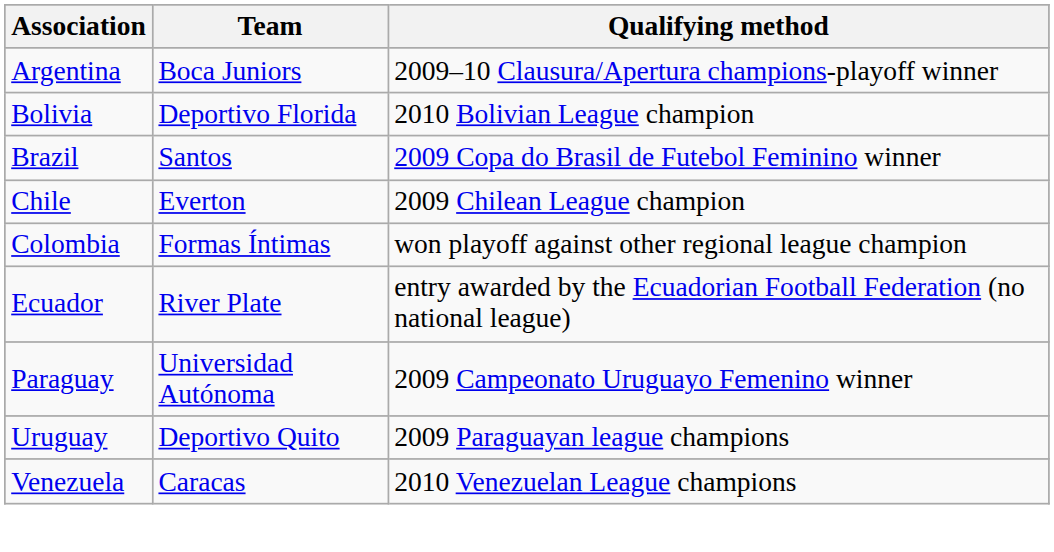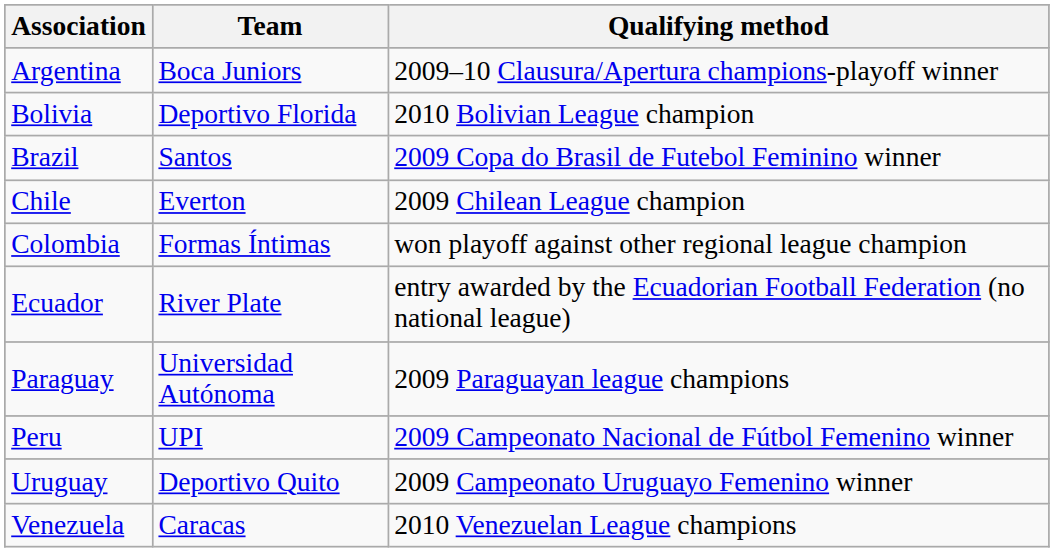(653, 378) 2009 Campeonato Uruguayo Femenino winner -> (592, 378) 2009 Paraguayan league champions
+ row: (36, 437)
(592, 437) 2009 Paraguayan league champions -> (653, 481) 2009 Campeonato Uruguayo Femenino winner
